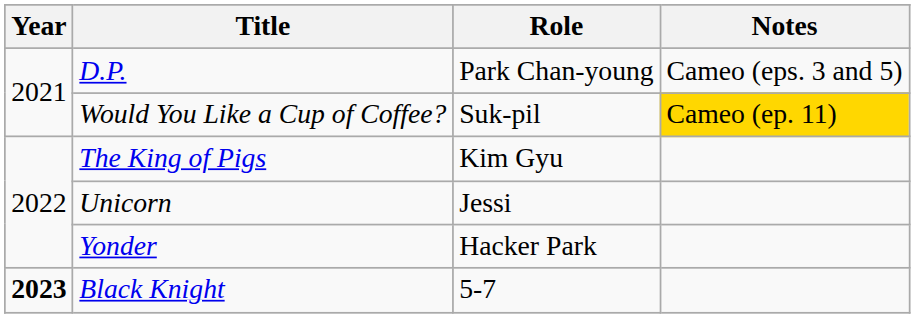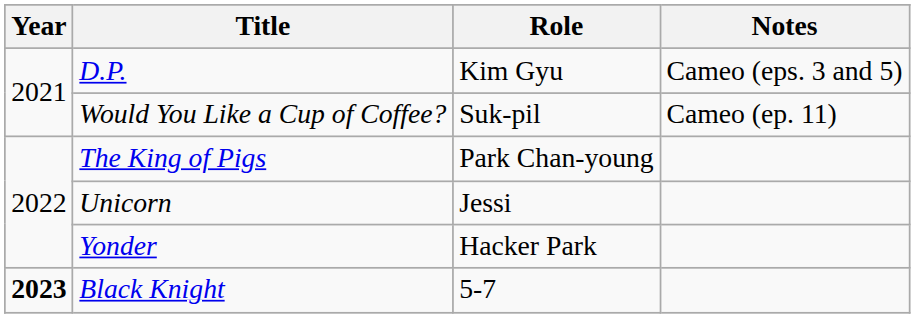(556, 70) Park Chan-young -> (511, 70) Kim Gyu
(752, 114) gold background -> (752, 114) no background
(511, 158) Kim Gyu -> (556, 158) Park Chan-young
